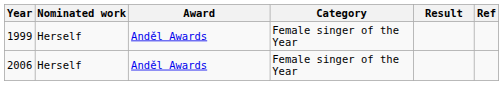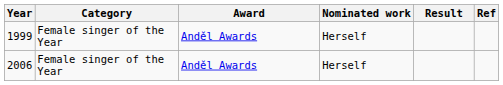columns swapped: (82, 13) <-> (342, 13)
